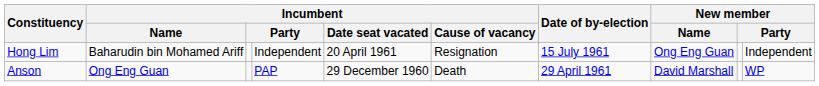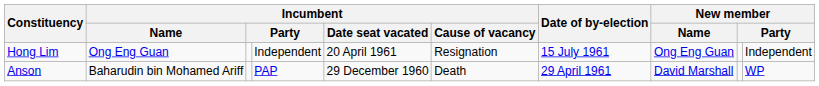(166, 52) Baharudin bin Mohamed Ariff -> (129, 52) Ong Eng Guan
(129, 71) Ong Eng Guan -> (166, 71) Baharudin bin Mohamed Ariff
